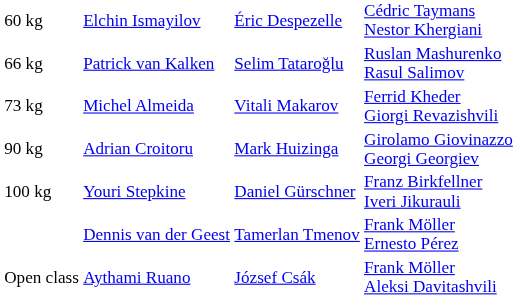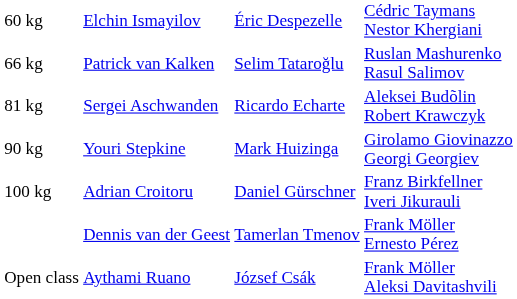- row: (23, 106)
+ row: (23, 106)
(138, 148) Adrian Croitoru -> (134, 148) Youri Stepkine
(134, 191) Youri Stepkine -> (138, 191) Adrian Croitoru
